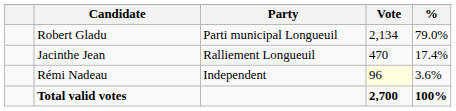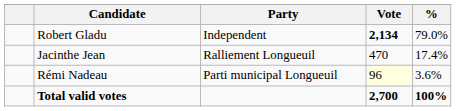(270, 34) Parti municipal Longueuil -> (235, 34) Independent
(383, 34) normal -> (383, 34) bold
(235, 75) Independent -> (270, 75) Parti municipal Longueuil
